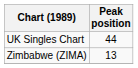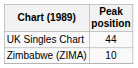(111, 55) 13 -> (111, 55) 10
